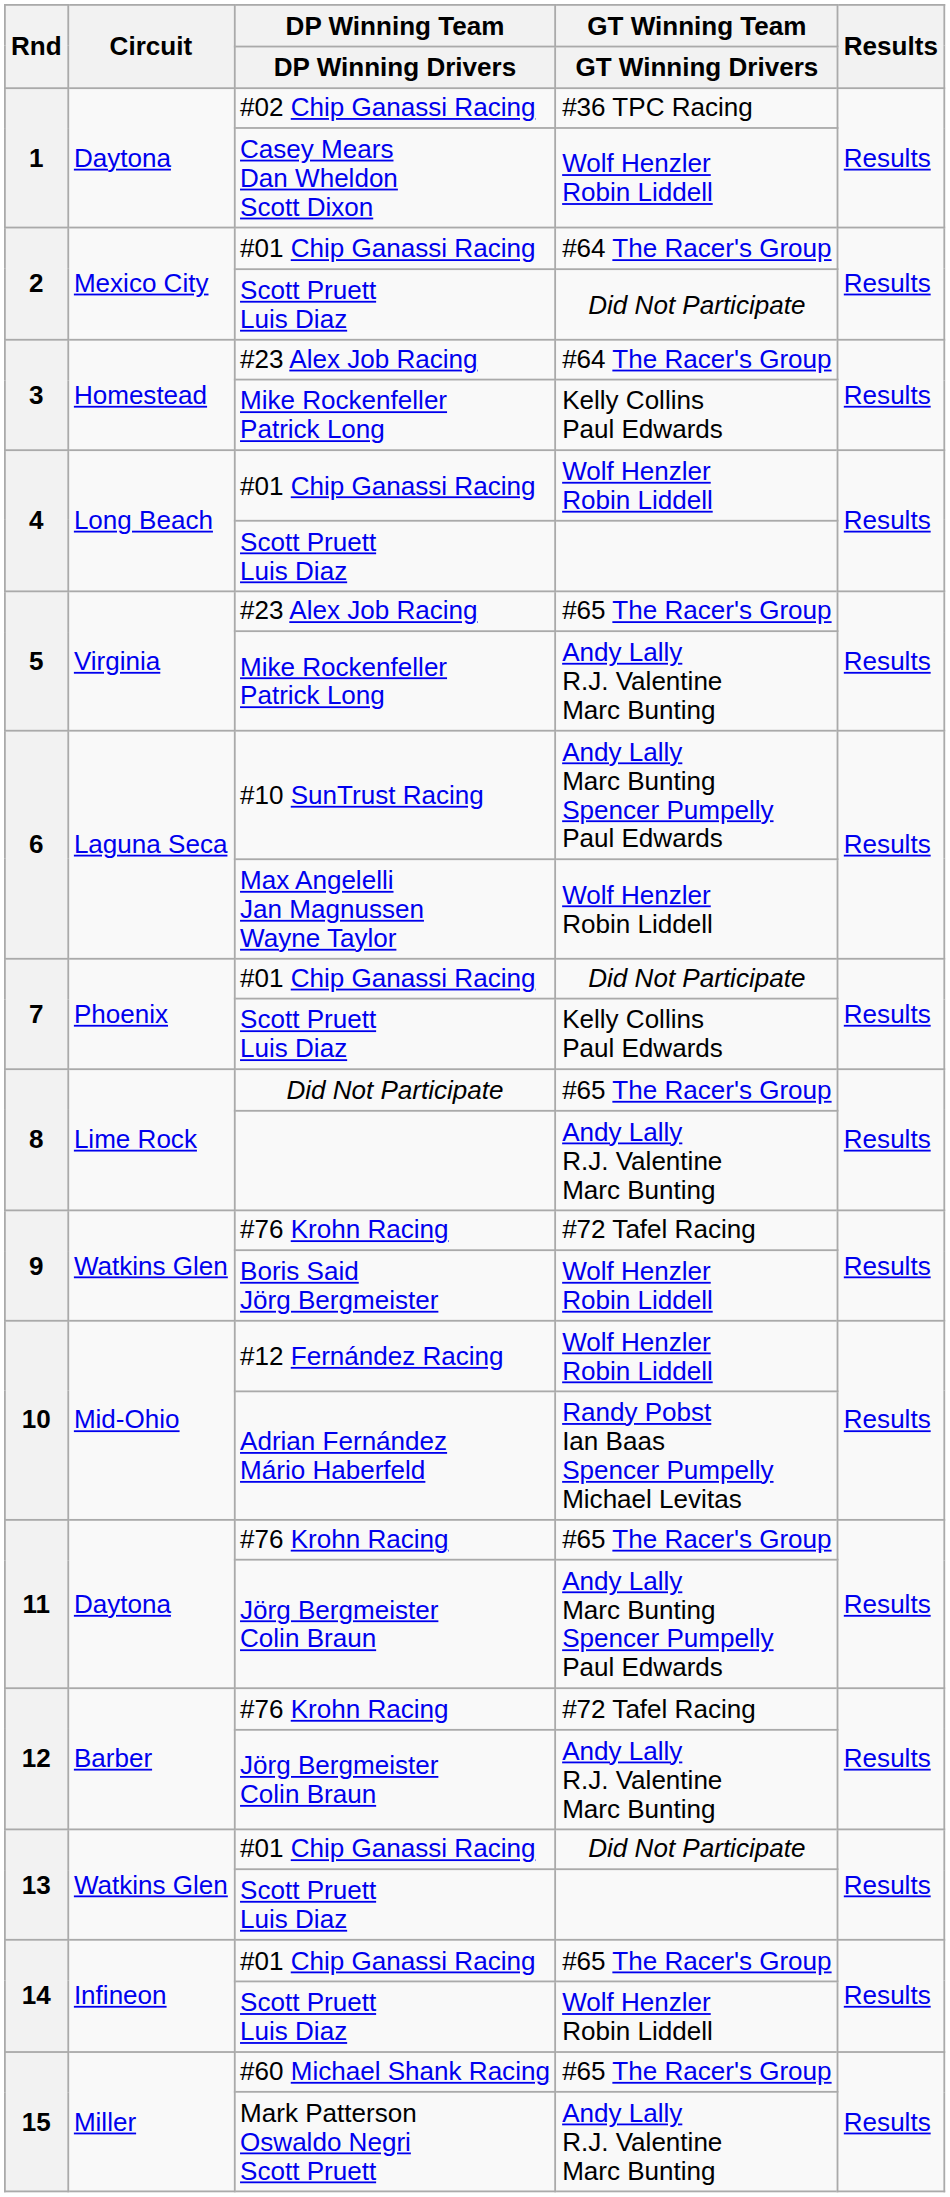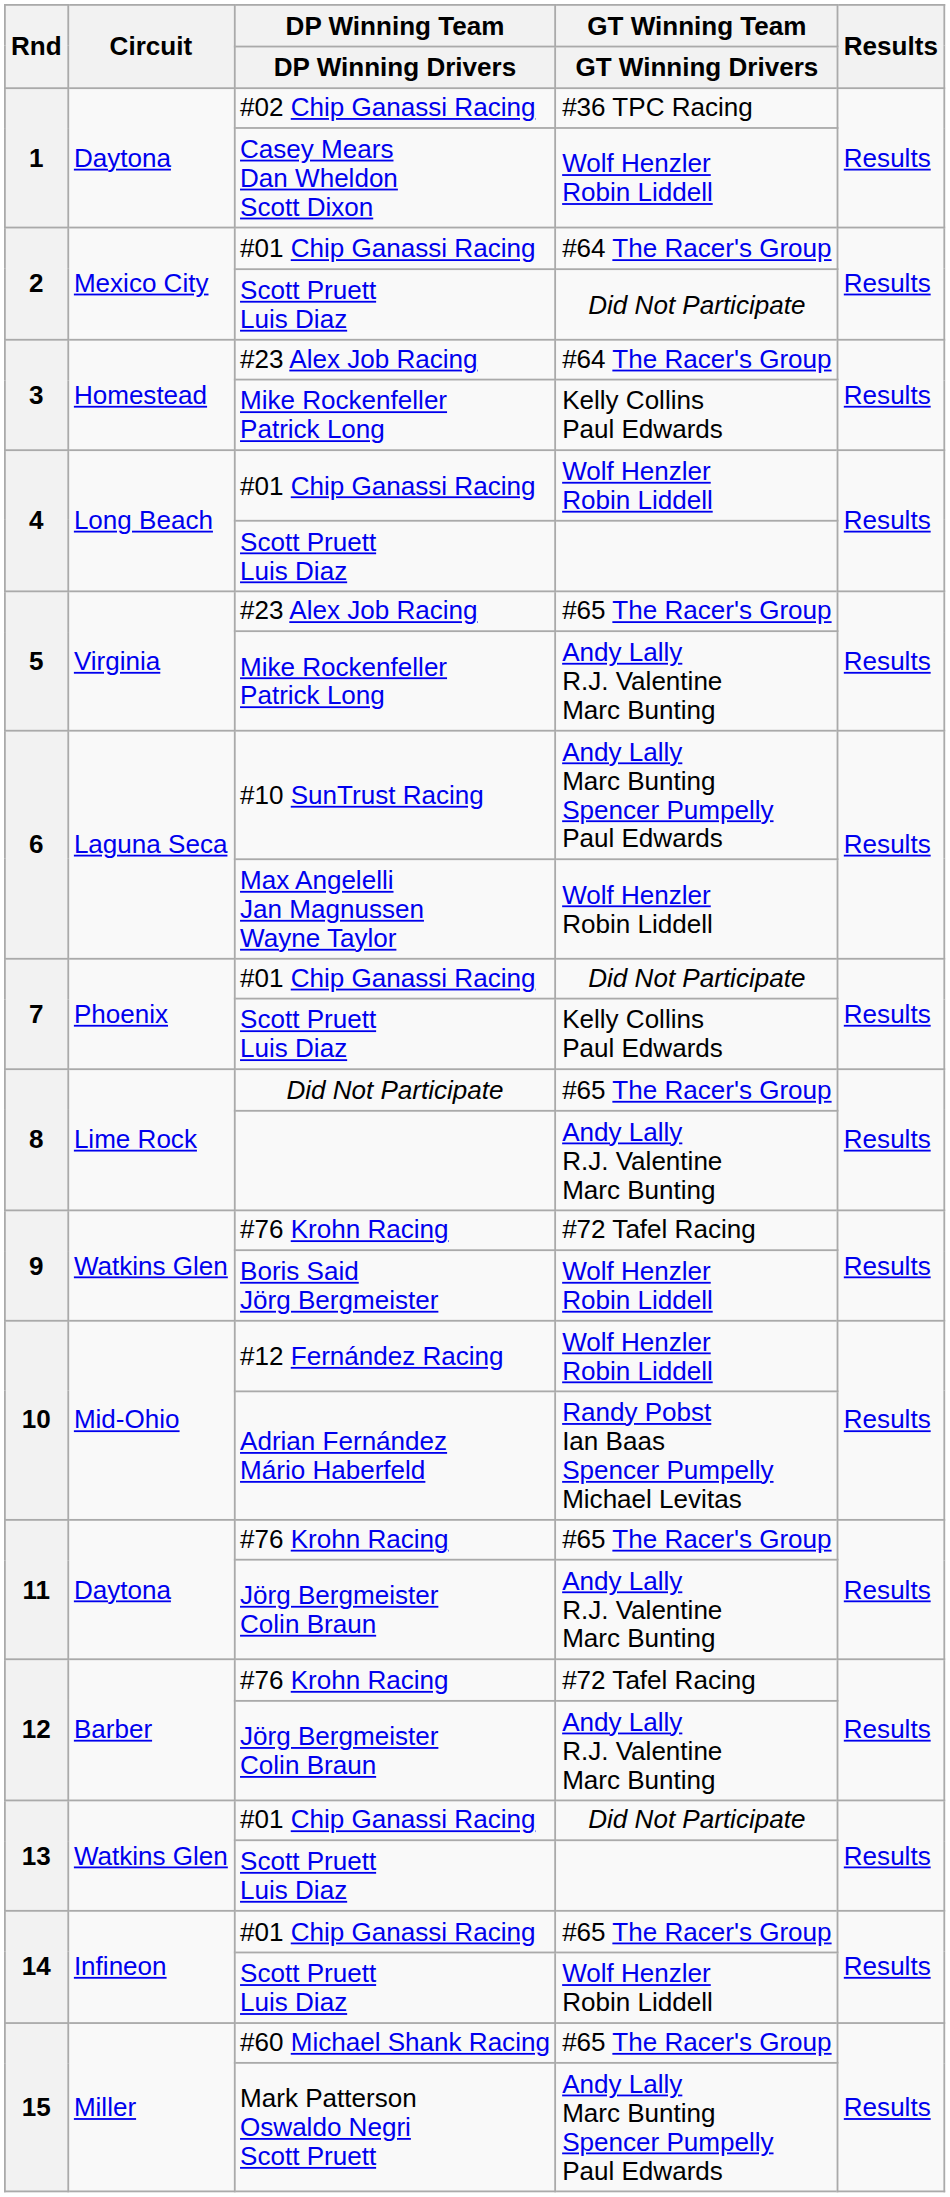(668, 1625) Andy Lally Marc Bunting Spencer Pumpelly Paul Edwards -> (642, 1610) Andy Lally R.J. Valentine Marc Bunting
(642, 2142) Andy Lally R.J. Valentine Marc Bunting -> (668, 2128) Andy Lally Marc Bunting Spencer Pumpelly Paul Edwards
